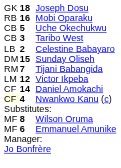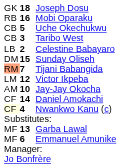(11, 69) no background -> (11, 69) lightsalmon background
+ row: (68, 89)
+ row: (61, 129)
- row: (64, 119)
